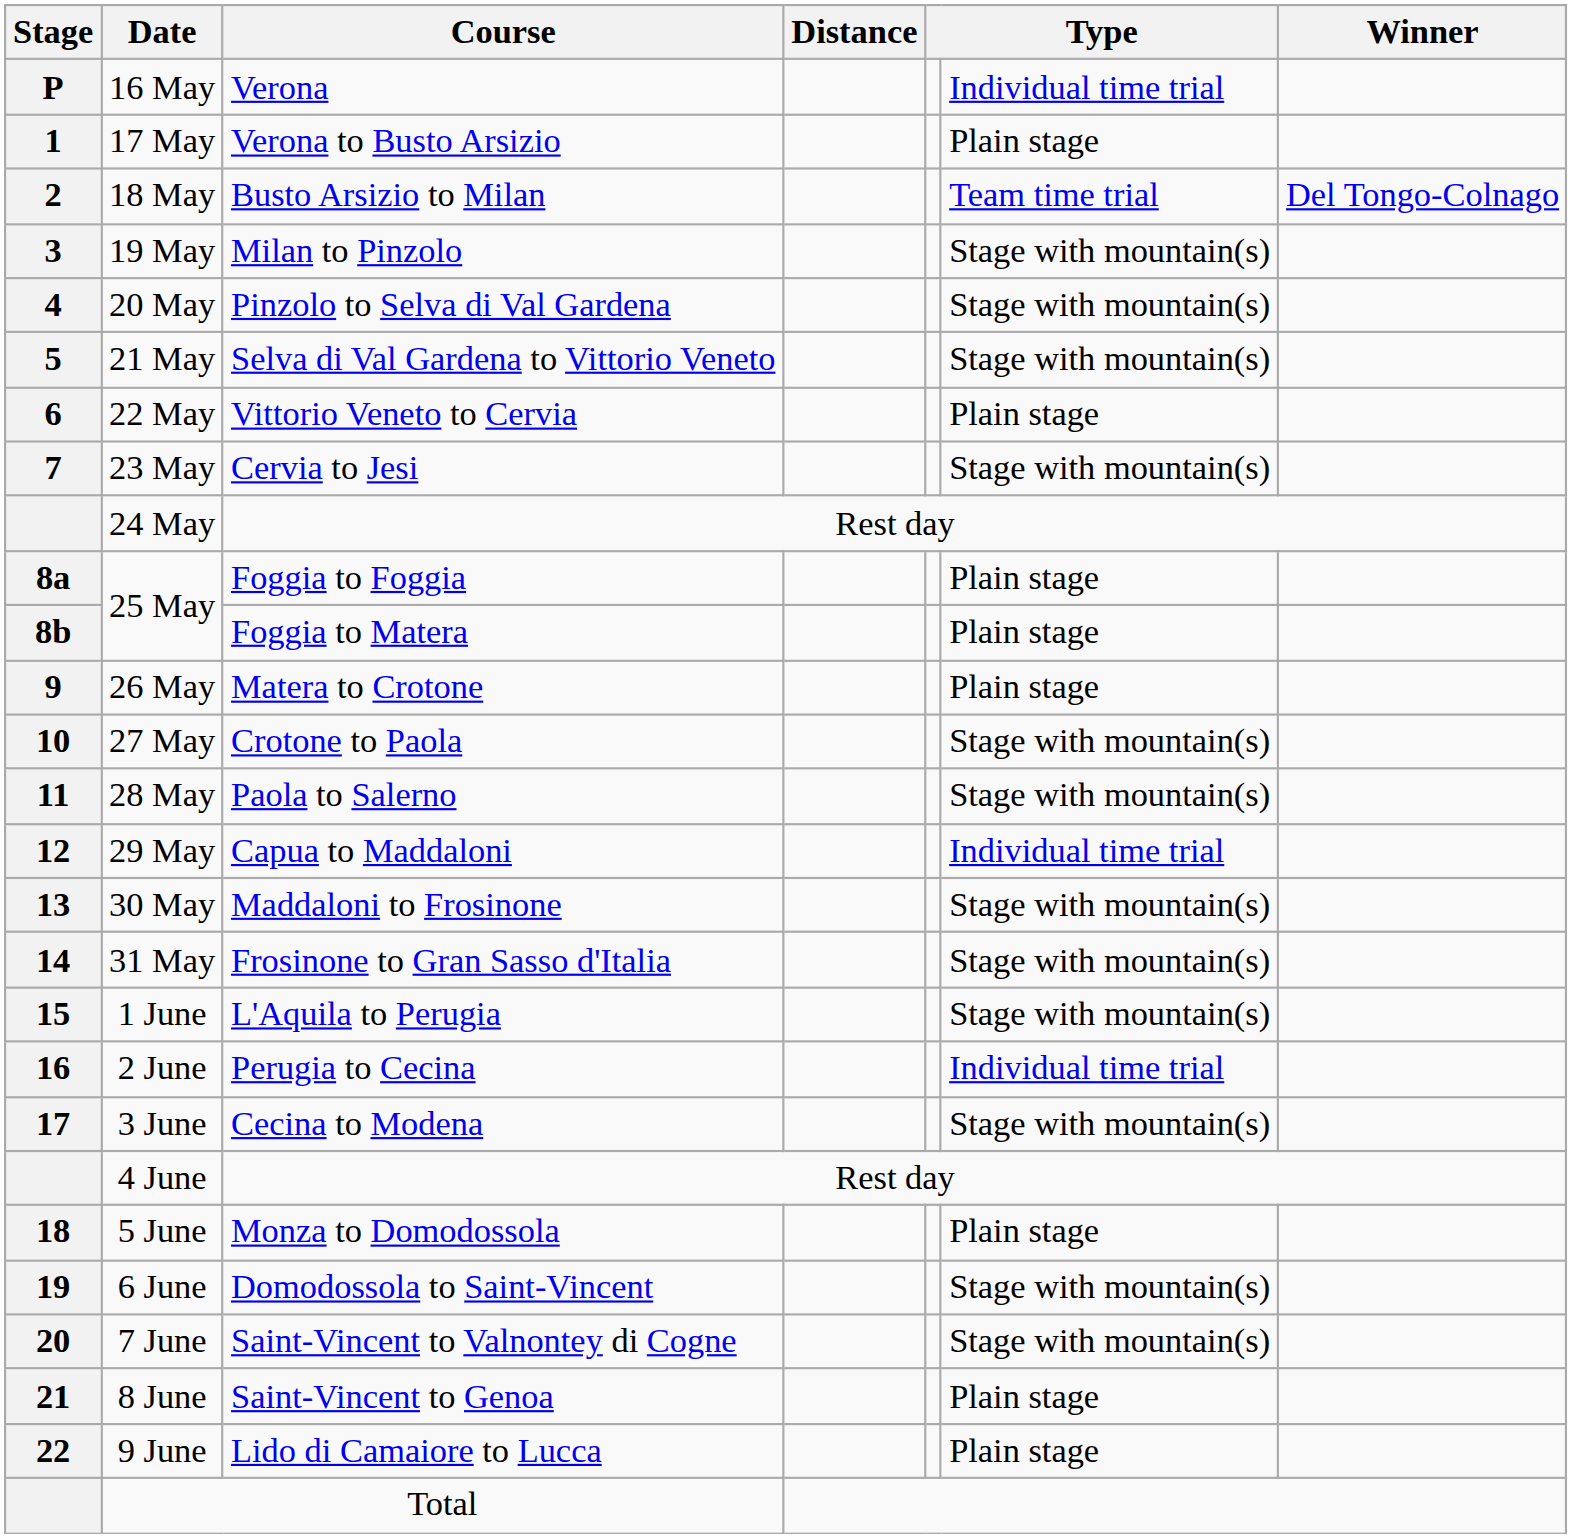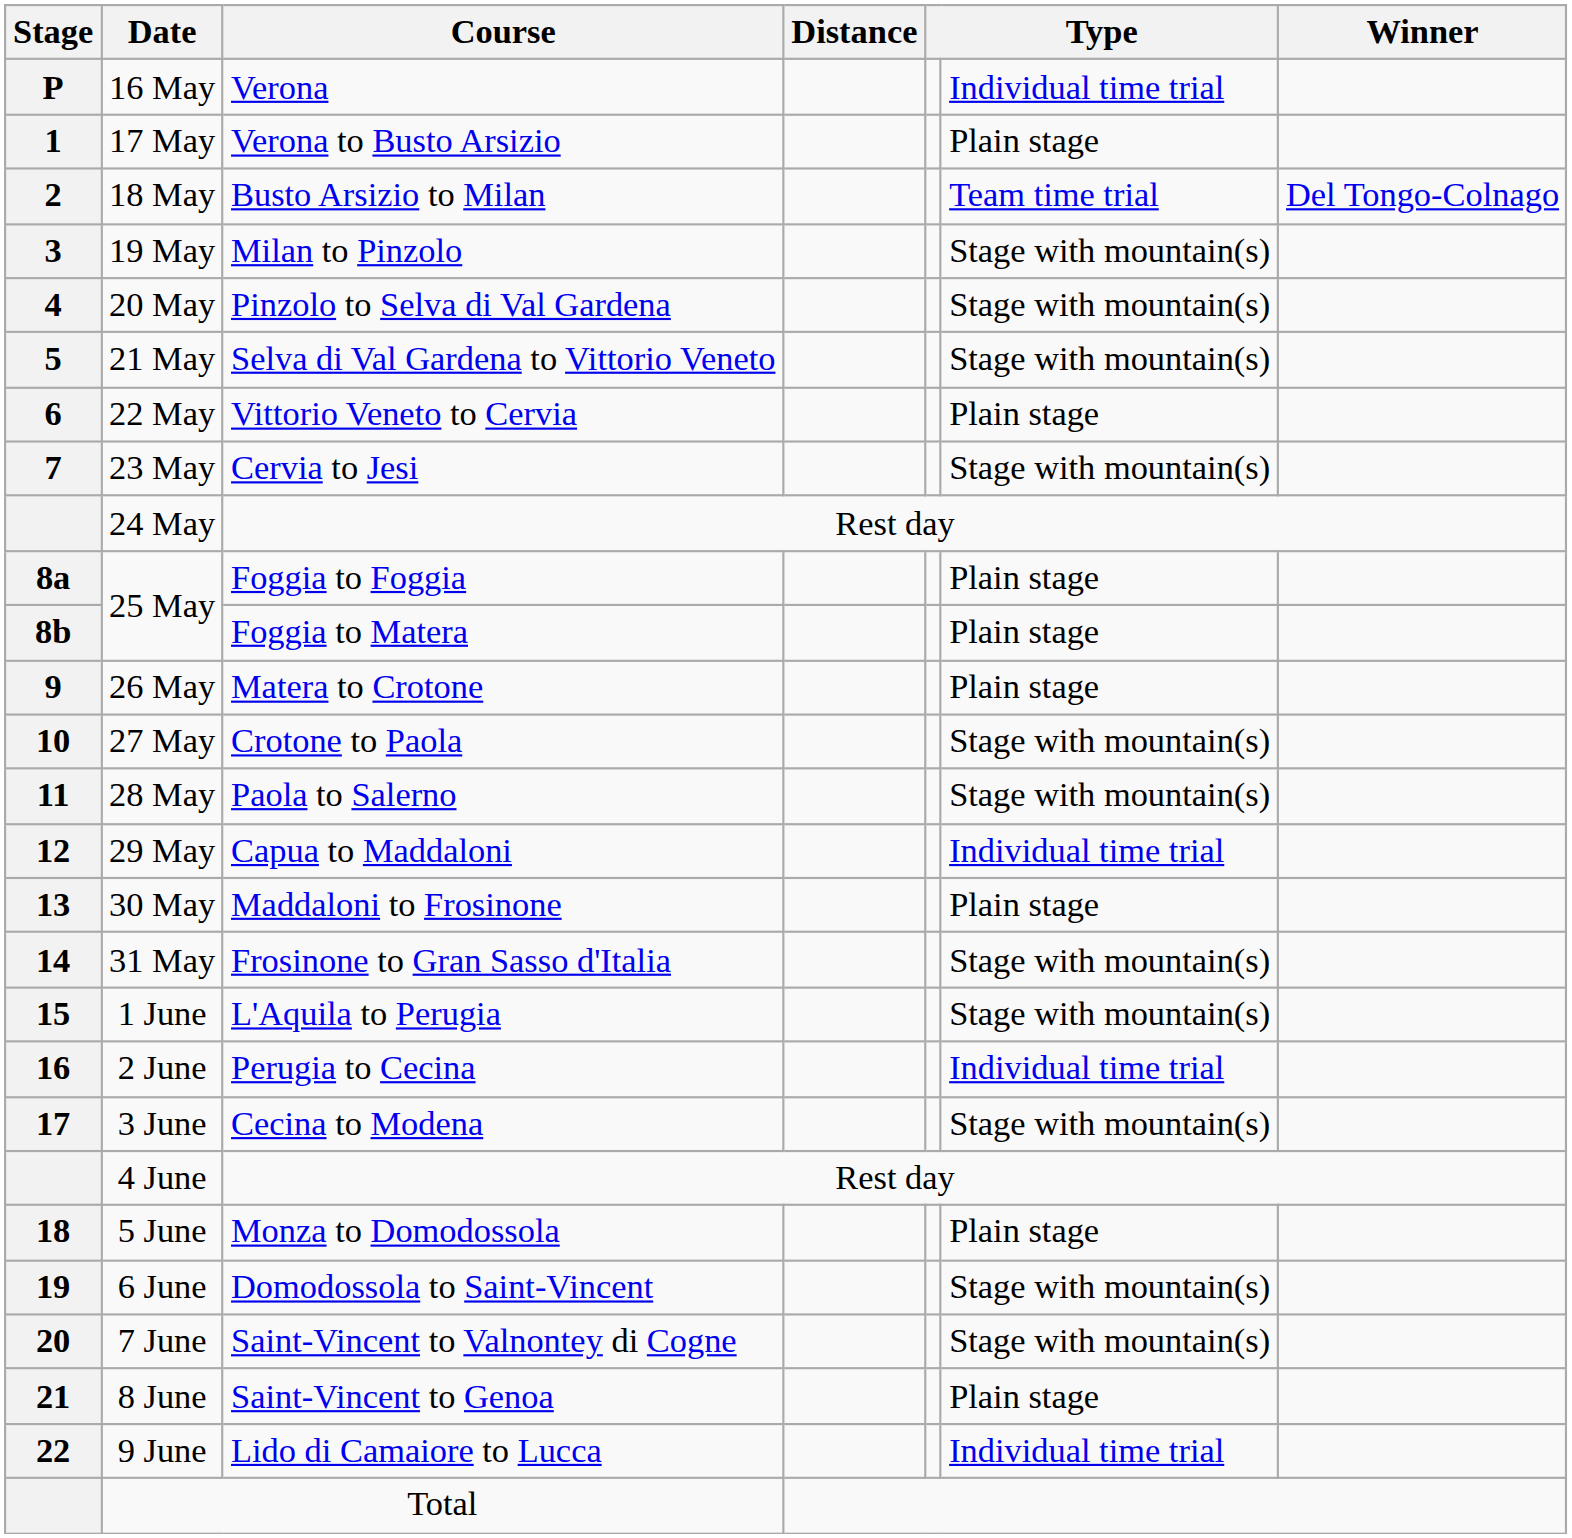(1110, 904) Stage with mountain(s) -> (1024, 904) Plain stage
(1024, 1450) Plain stage -> (1087, 1450) Individual time trial
